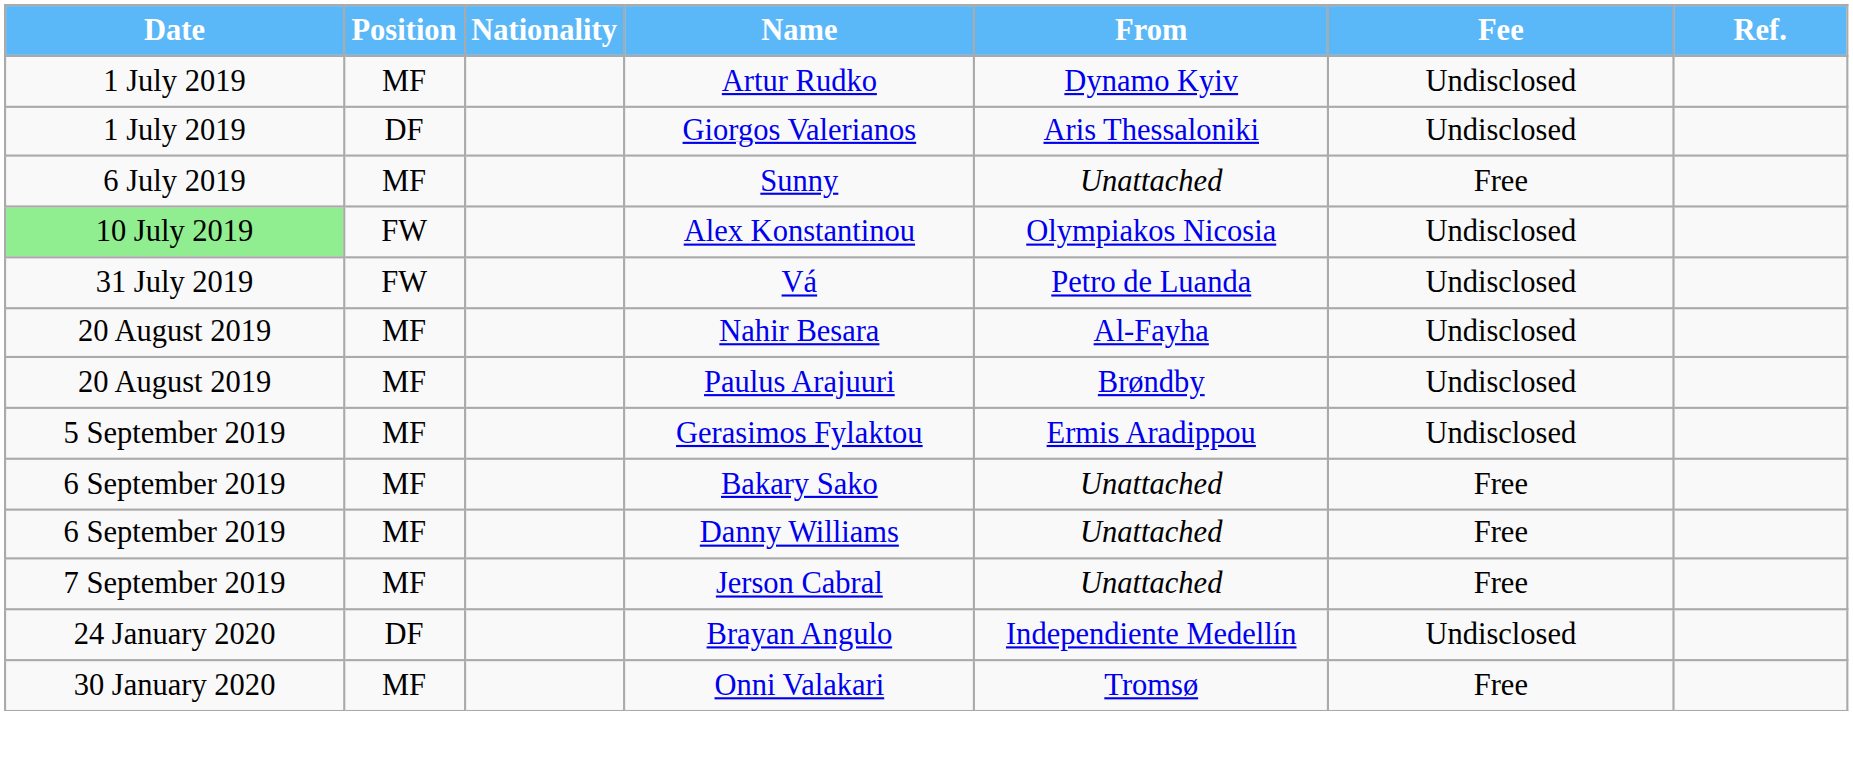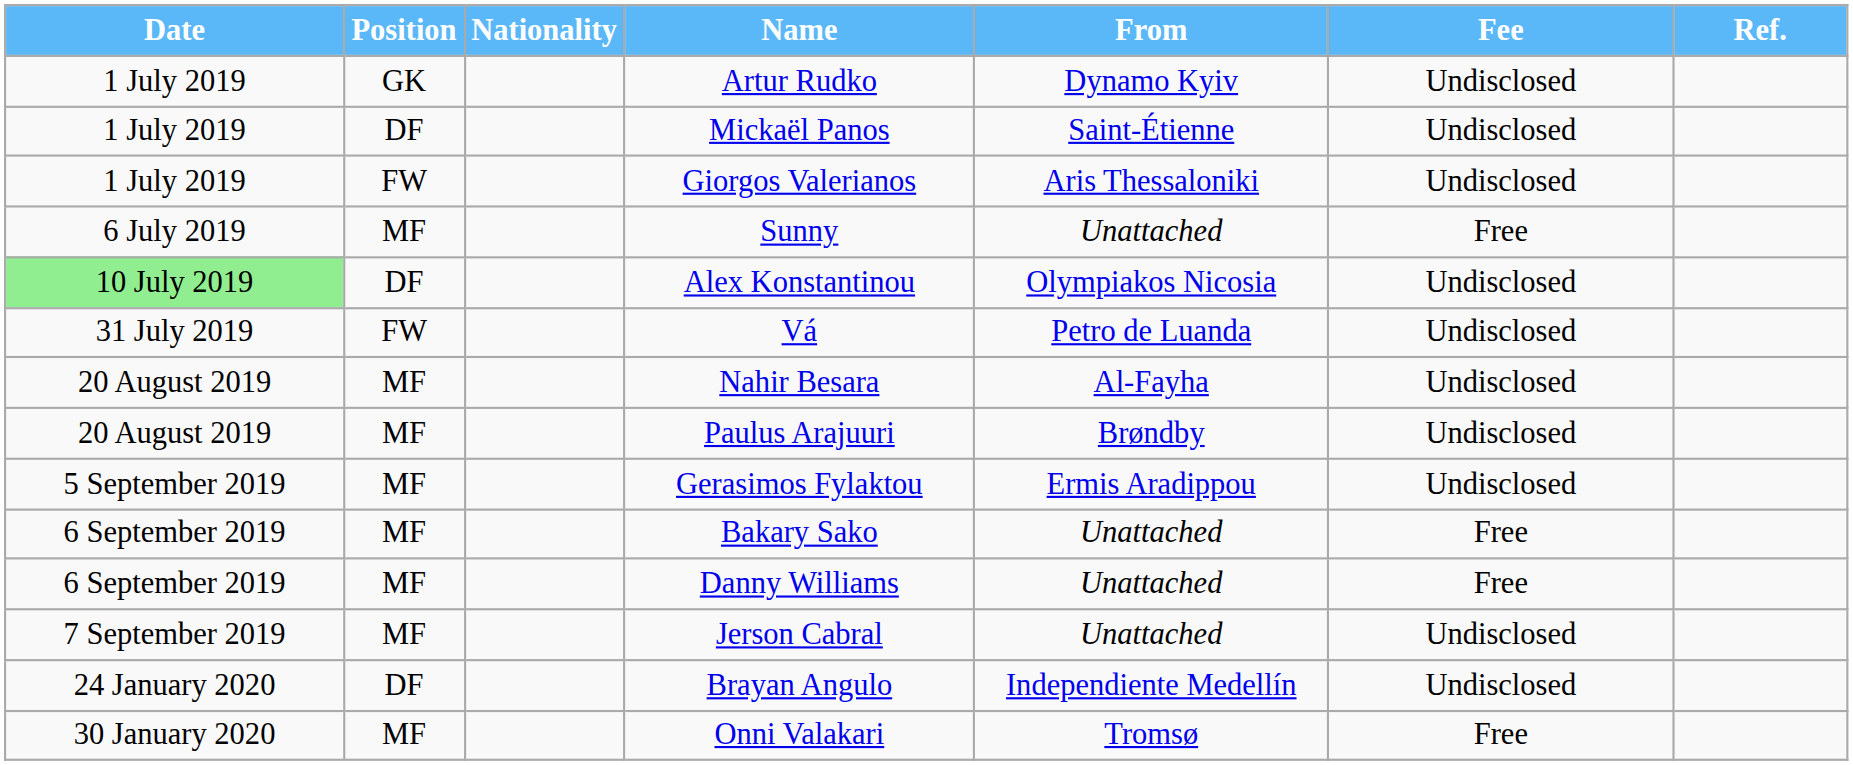(404, 80) MF -> (404, 80) GK
+ row: (799, 130)
(404, 130) DF -> (404, 181) FW
(404, 231) FW -> (404, 281) DF
(1501, 583) Free -> (1501, 634) Undisclosed
